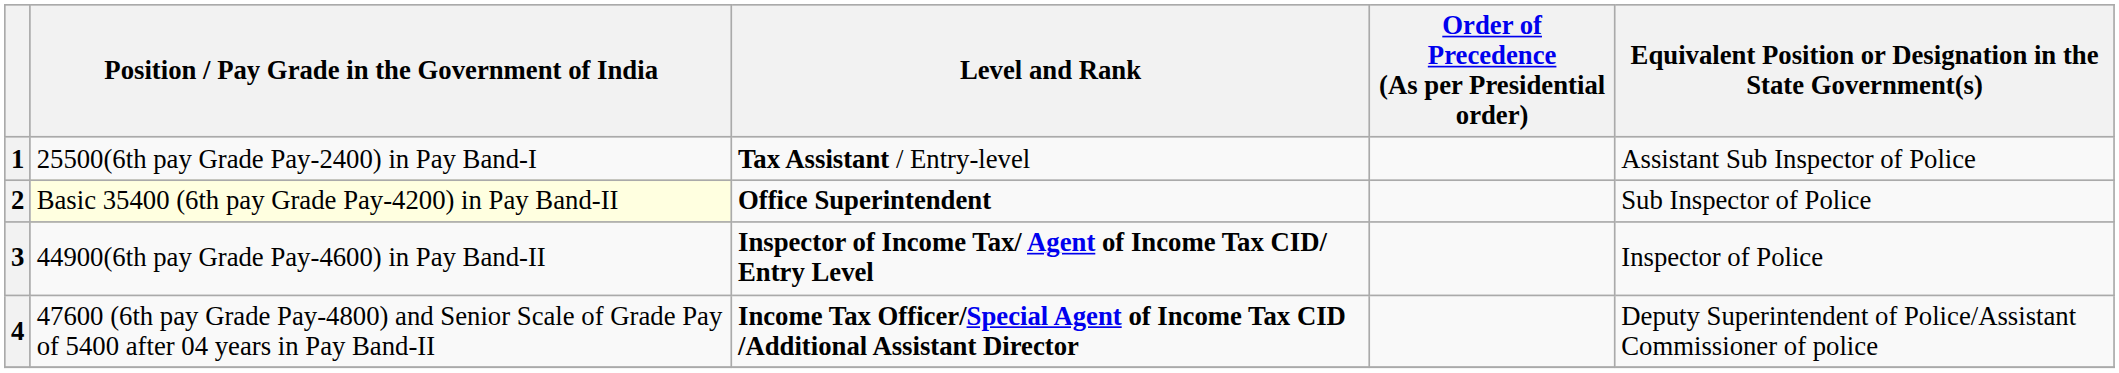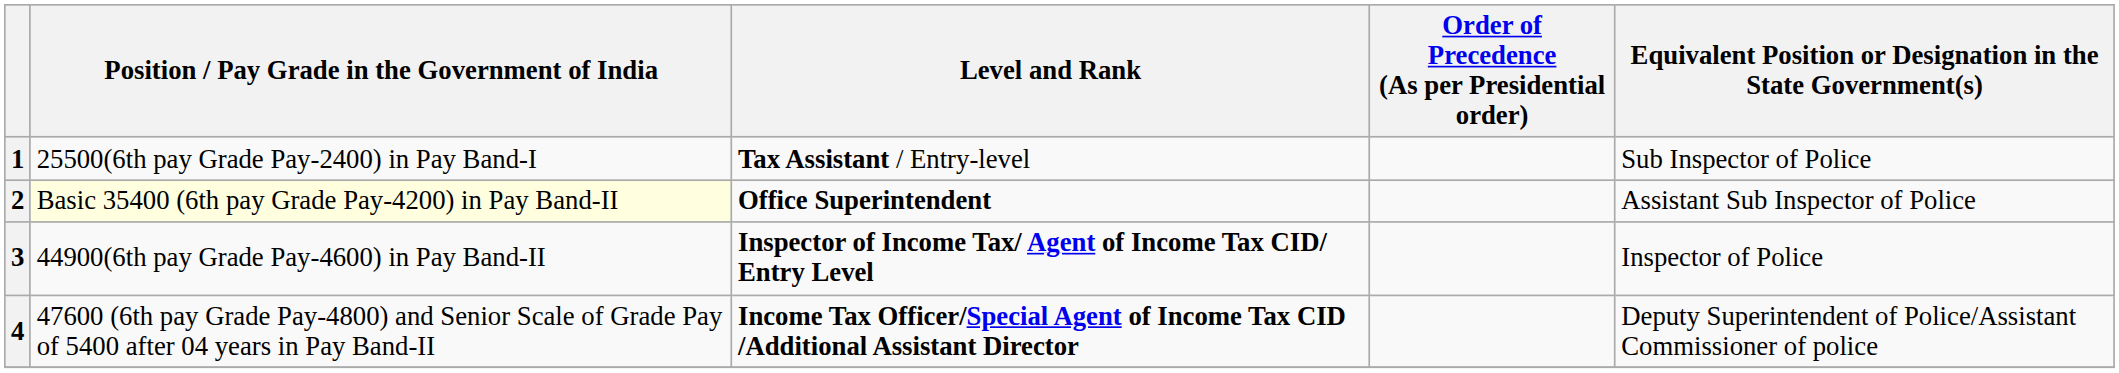(1799, 158) Assistant Sub Inspector of Police -> (1746, 158) Sub Inspector of Police
(1746, 200) Sub Inspector of Police -> (1799, 200) Assistant Sub Inspector of Police
